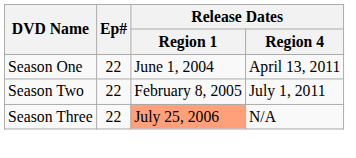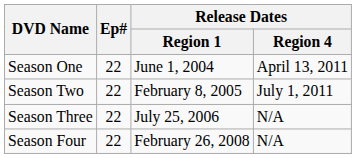(177, 116) lightsalmon background -> (177, 116) no background
+ row: (47, 141)
